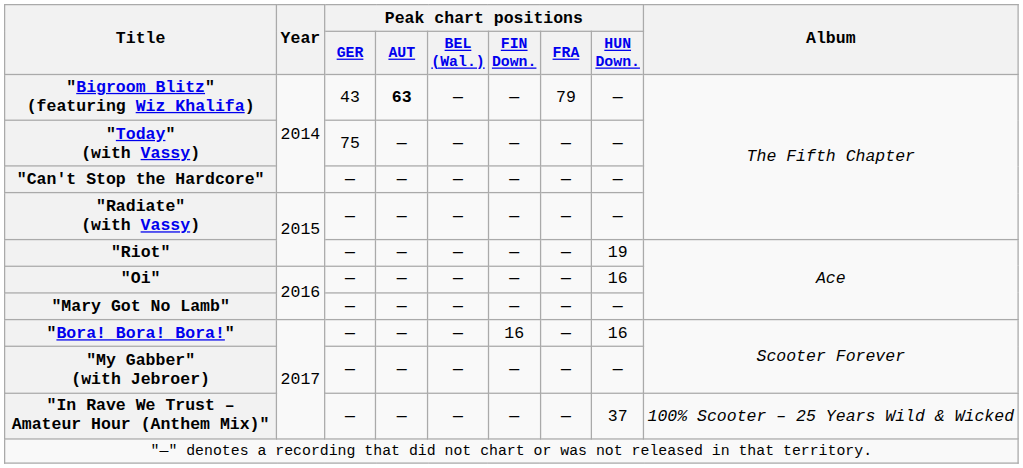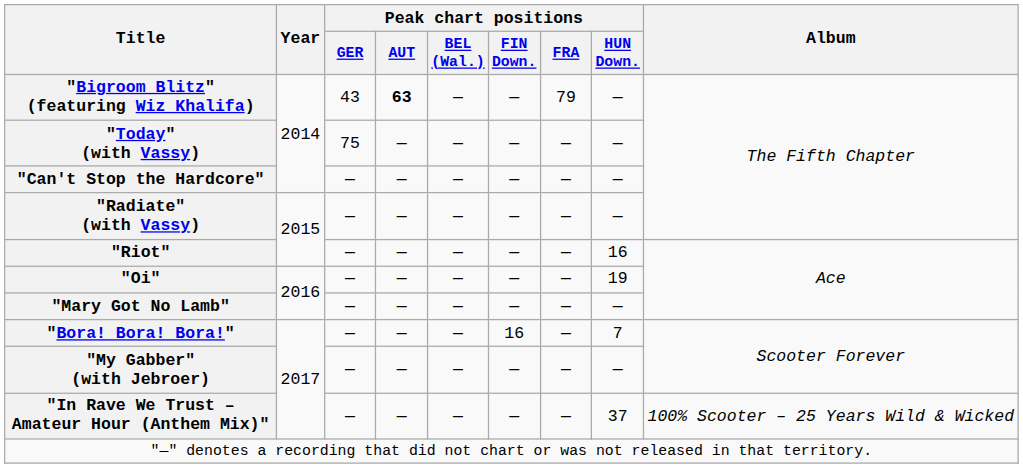(618, 253) 19 -> (618, 253) 16
(618, 279) 16 -> (618, 279) 19
(618, 333) 16 -> (618, 333) 7
